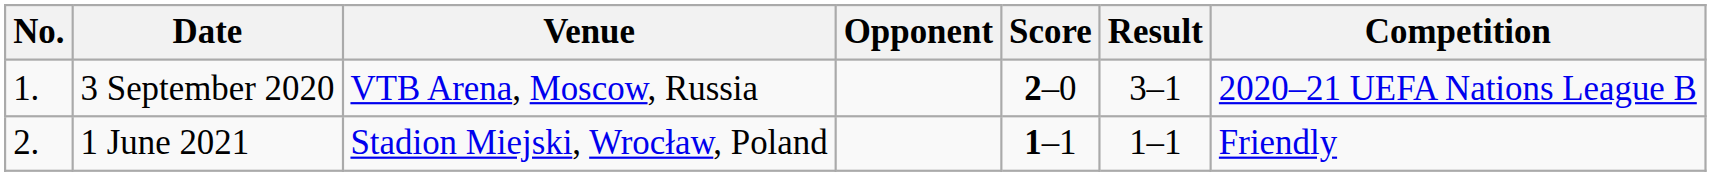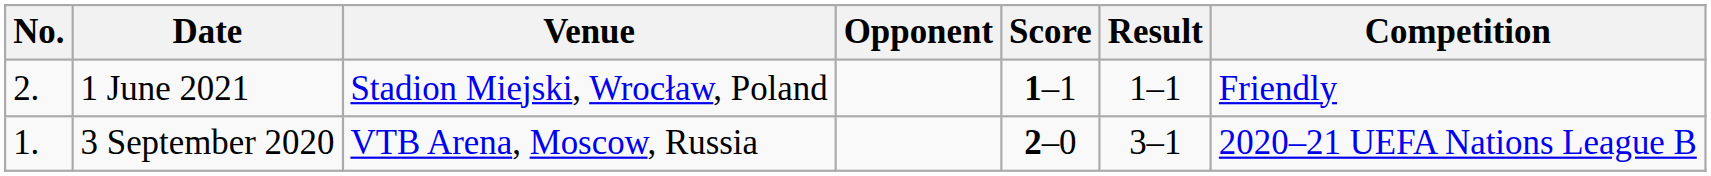rows swapped: (207, 87) <-> (165, 142)
